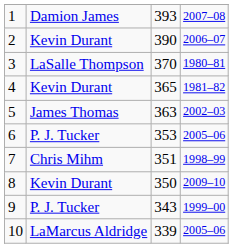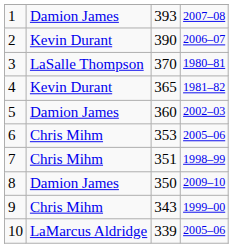(74, 111) James Thomas -> (74, 111) Damion James
(165, 111) 363 -> (165, 111) 360
(65, 135) P. J. Tucker -> (66, 135) Chris Mihm
(71, 183) Kevin Durant -> (74, 183) Damion James
(65, 207) P. J. Tucker -> (66, 207) Chris Mihm
